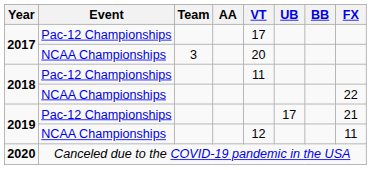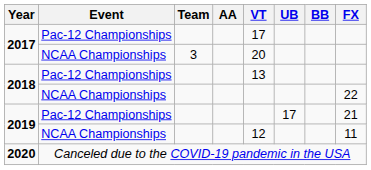(259, 75) 11 -> (259, 75) 13
